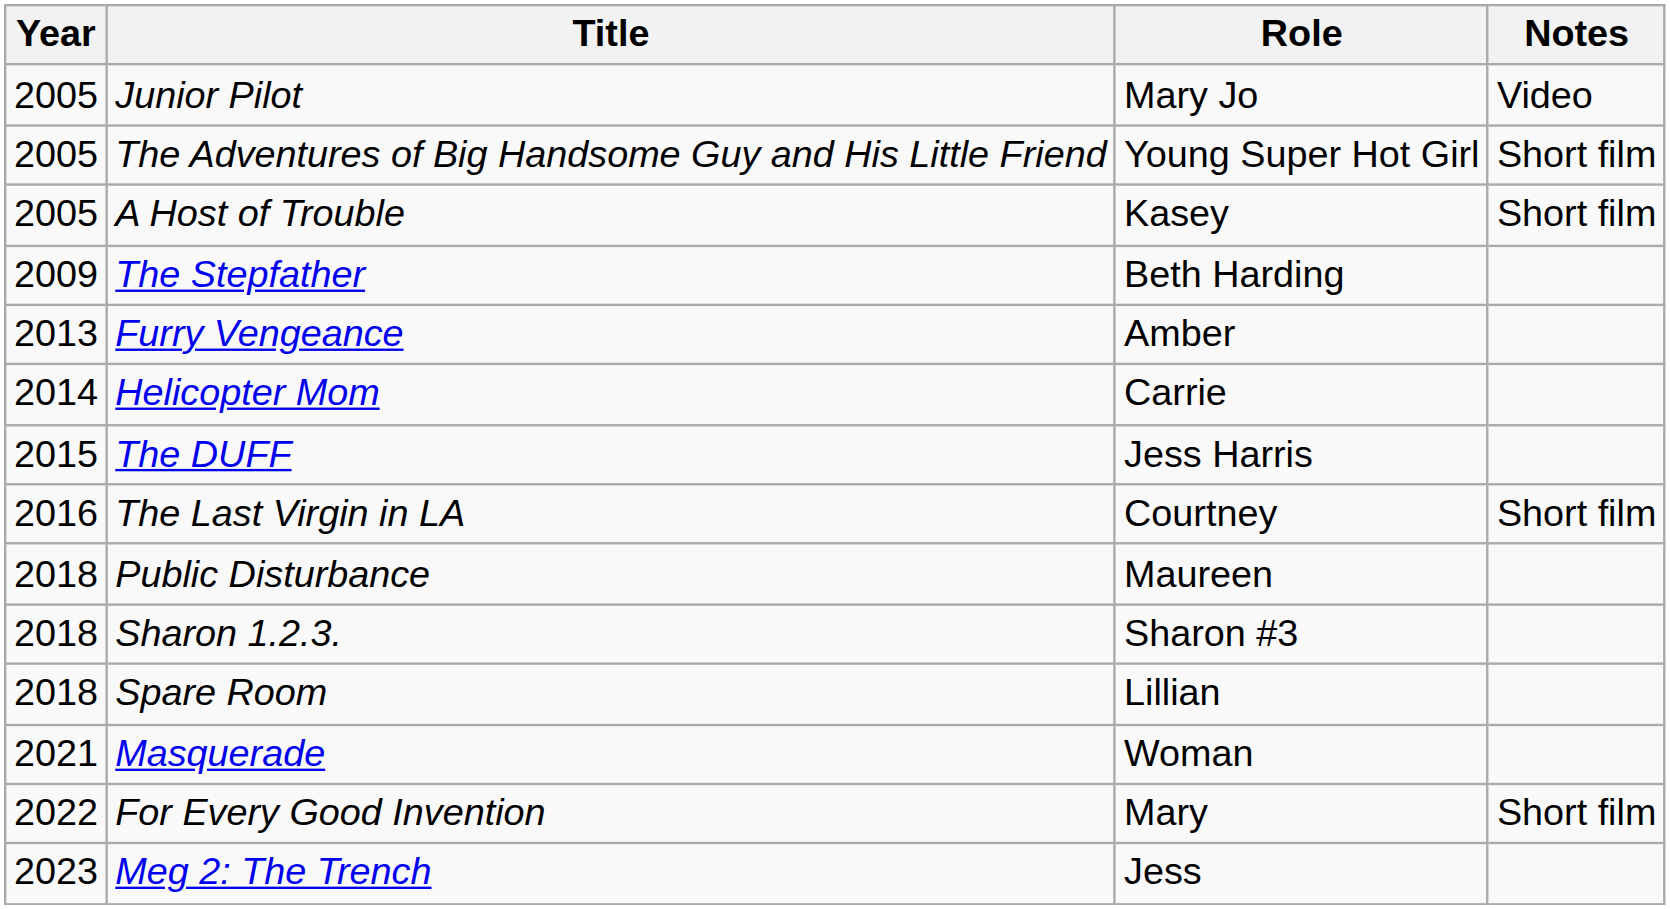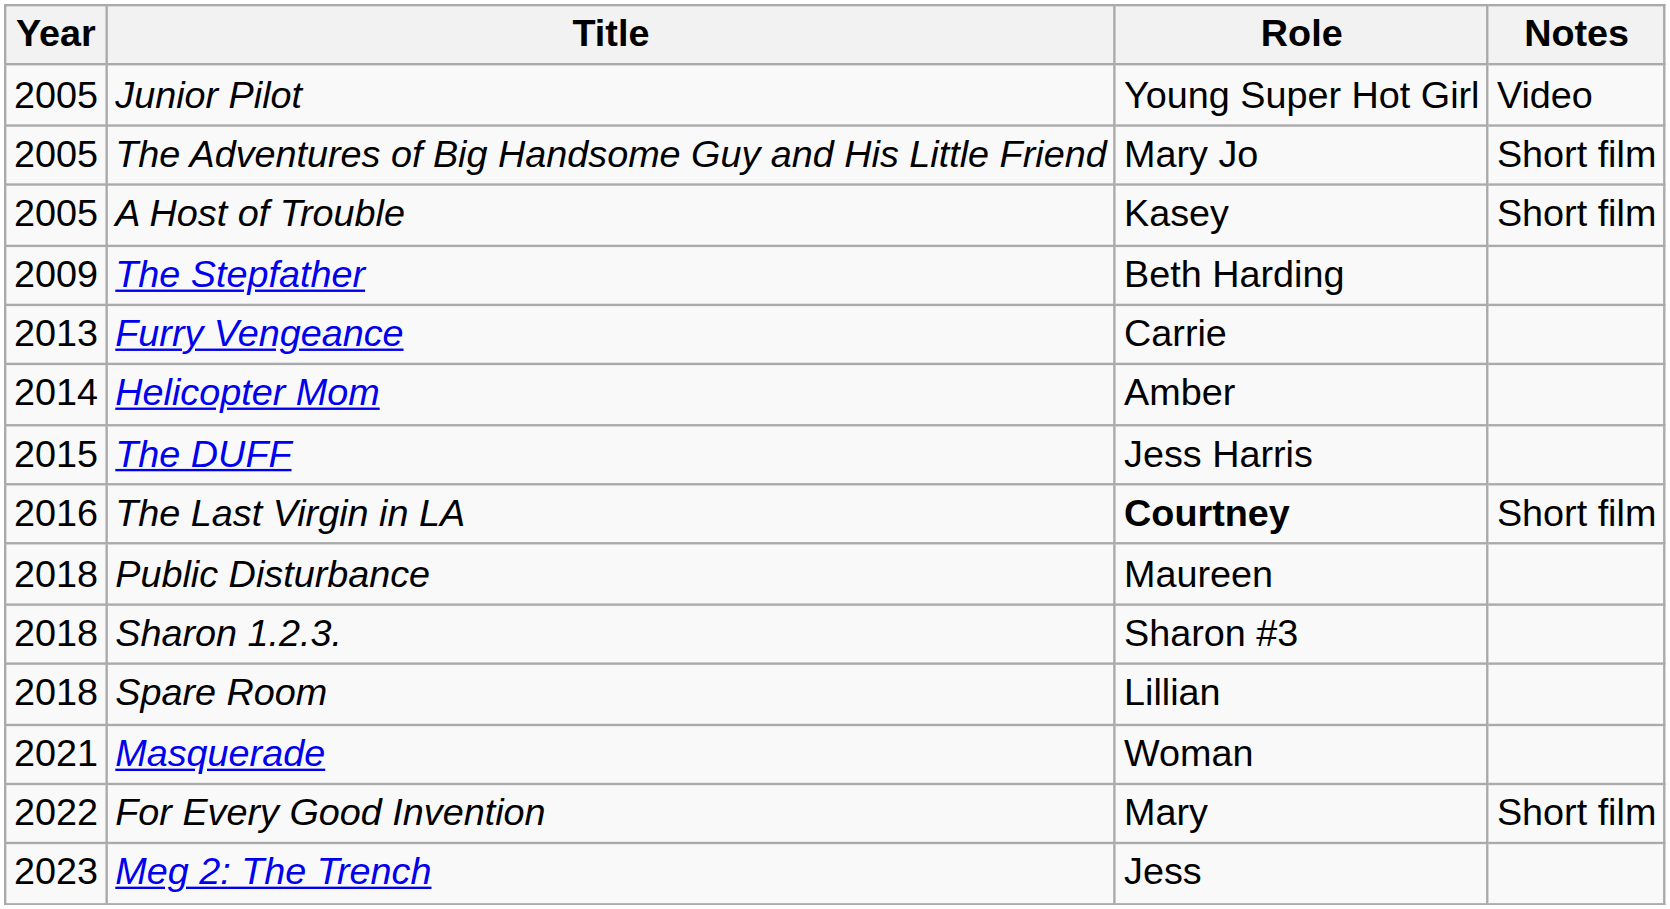(1191, 94) Mary Jo -> (1302, 94) Young Super Hot Girl
(1302, 154) Young Super Hot Girl -> (1191, 154) Mary Jo
(1180, 333) Amber -> (1175, 333) Carrie
(1175, 393) Carrie -> (1180, 393) Amber
(1201, 513) normal -> (1207, 513) bold
